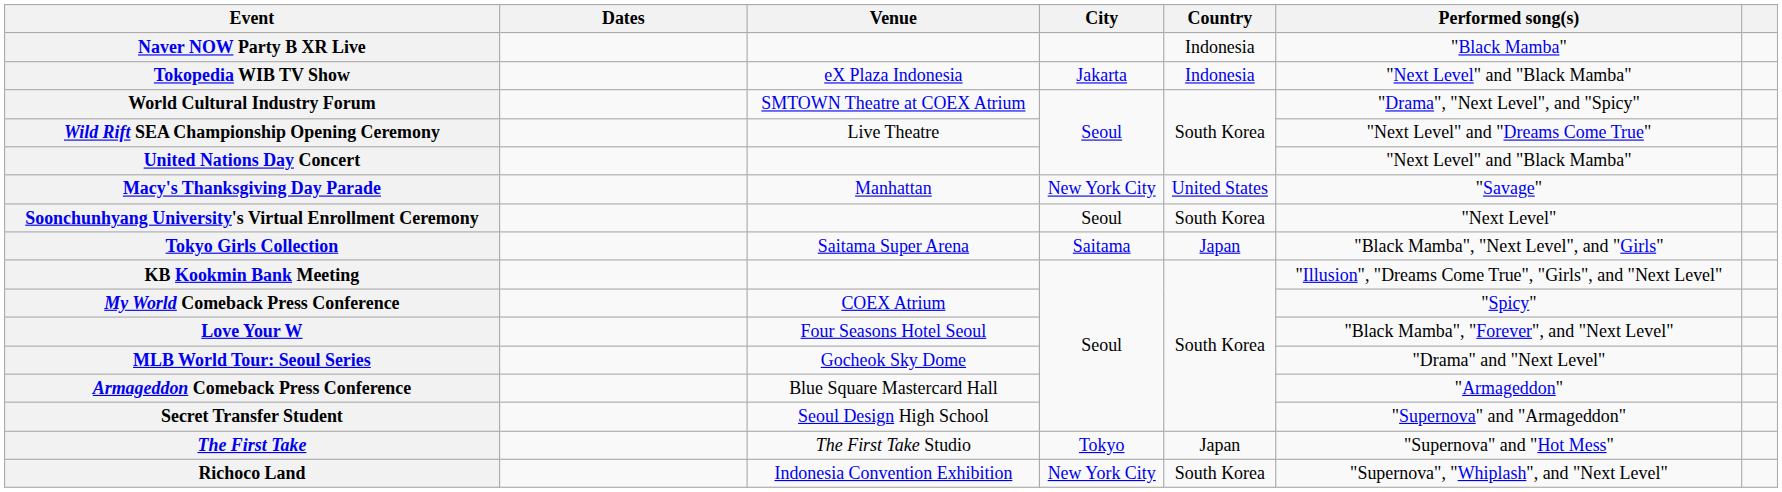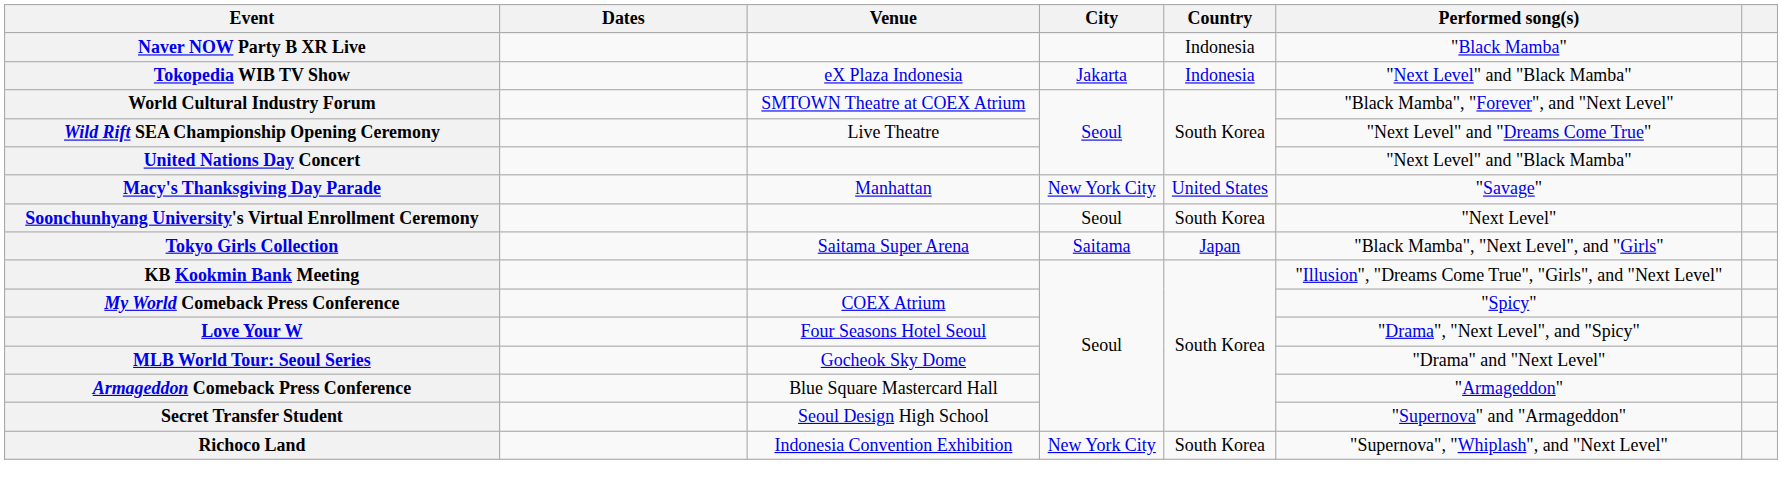(1509, 103) "Drama", "Next Level", and "Spicy" -> (1509, 103) "Black Mamba", "Forever", and "Next Level"
(1509, 331) "Black Mamba", "Forever", and "Next Level" -> (1509, 331) "Drama", "Next Level", and "Spicy"
- row: (252, 445)
